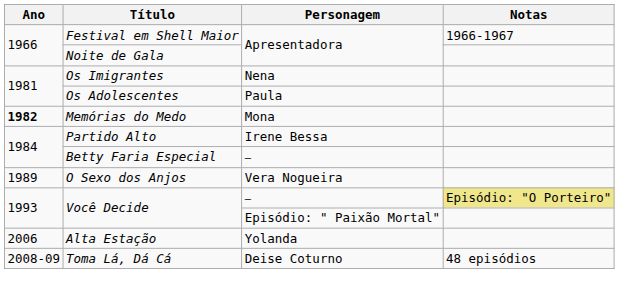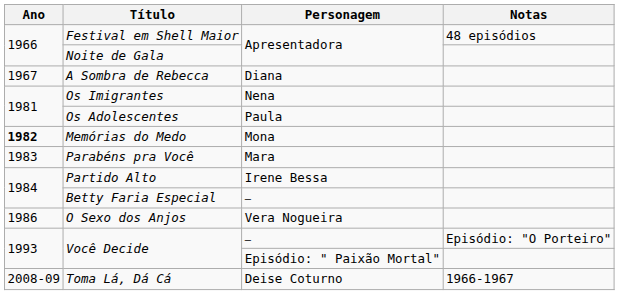(480, 35) 1966-1967 -> (491, 35) 48 episódios
+ row: (137, 76)
+ row: (130, 157)
(22, 177) 1989 -> (22, 218) 1986
(529, 198) khaki background -> (529, 238) no background
- row: (111, 238)
(491, 259) 48 episódios -> (480, 279) 1966-1967
